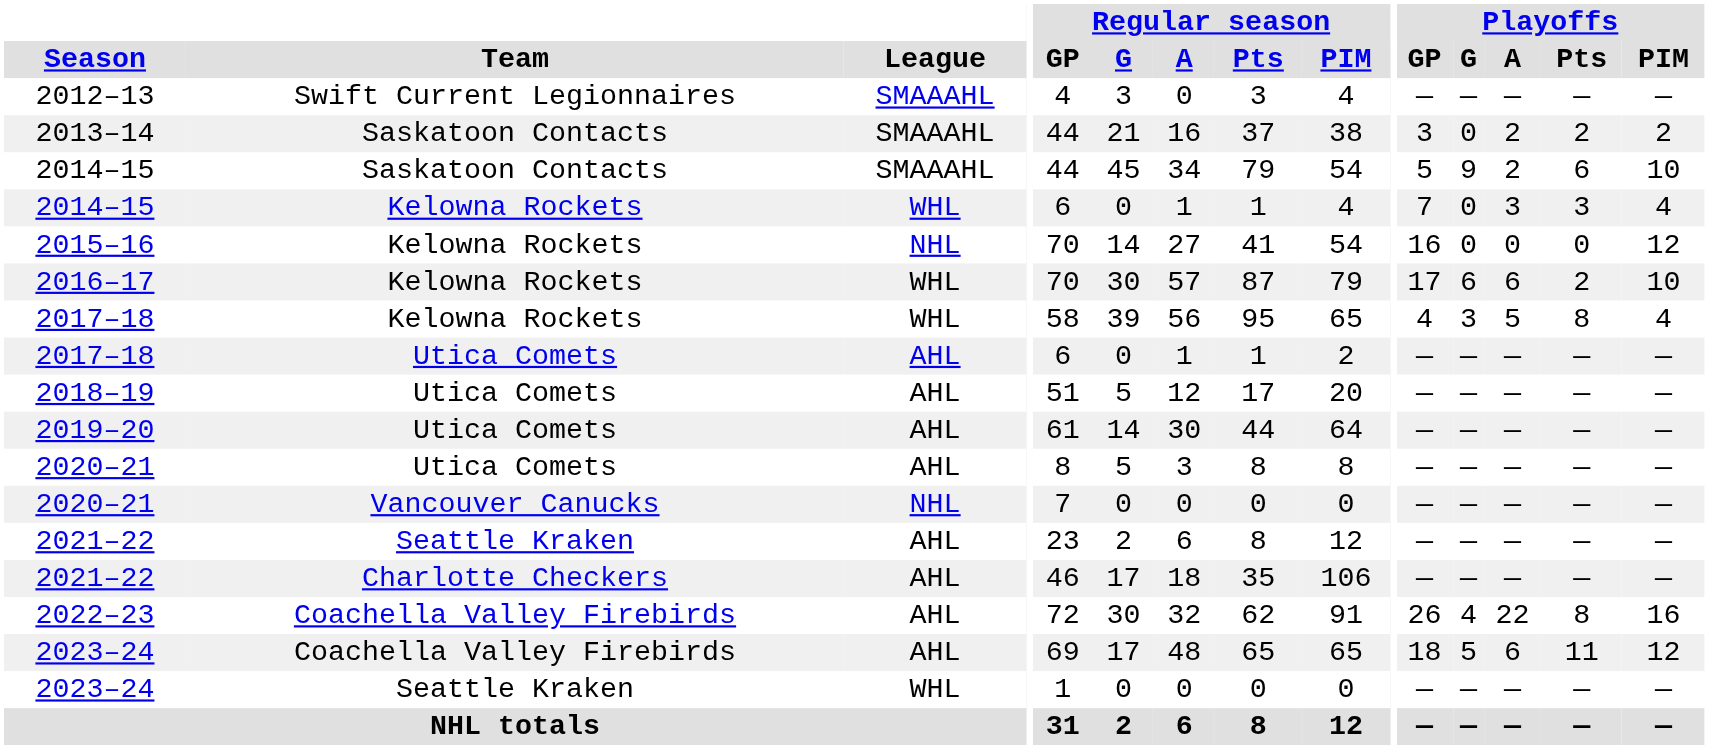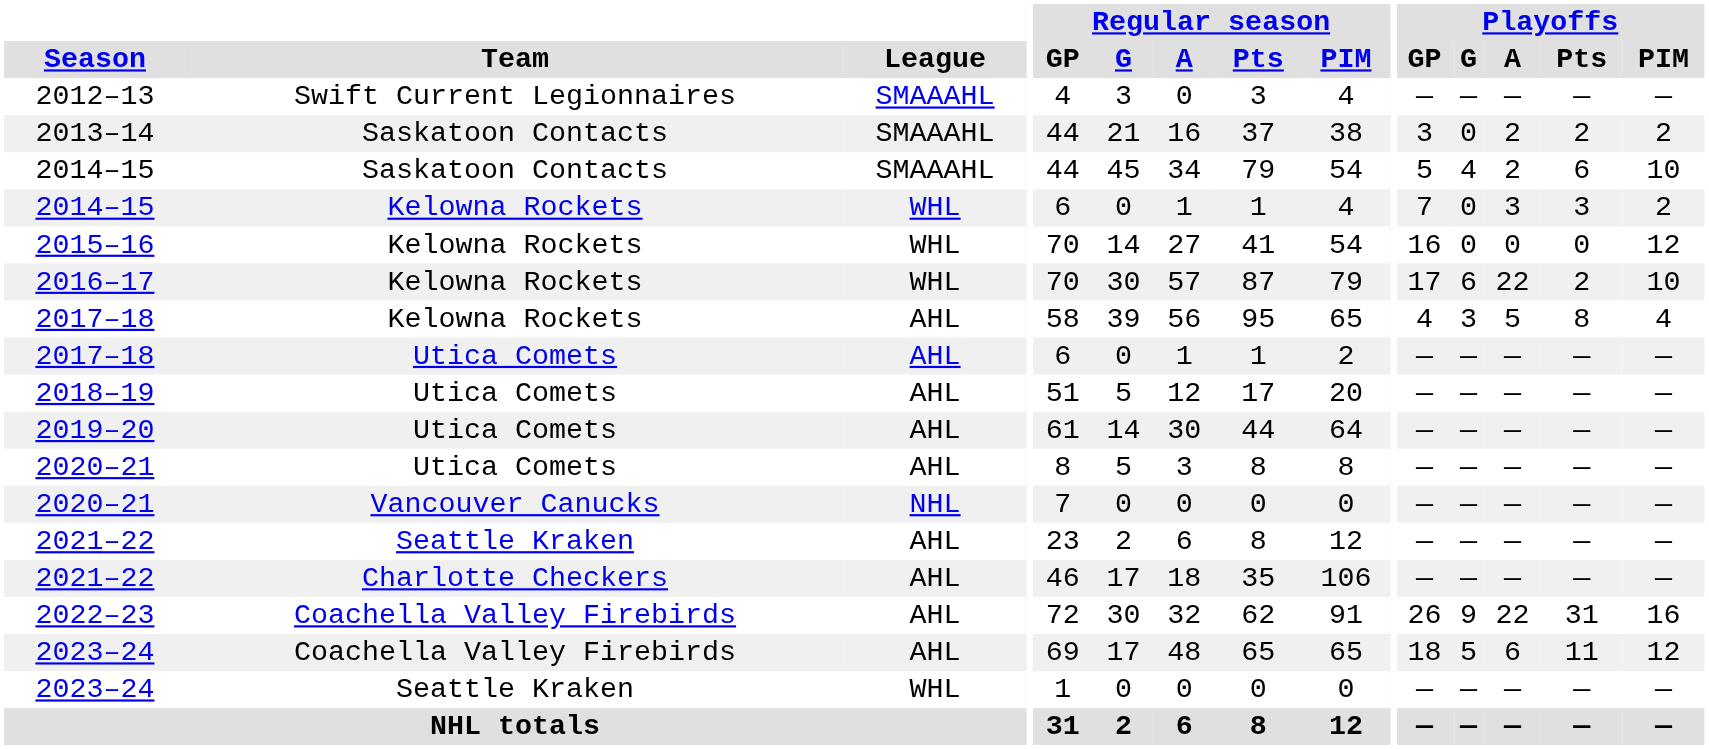(1469, 171) 9 -> (1469, 171) 4
(1663, 208) 4 -> (1663, 208) 2
(935, 245) NHL -> (935, 245) WHL
(1513, 282) 6 -> (1513, 282) 22
(935, 319) WHL -> (935, 319) AHL
(1469, 615) 4 -> (1469, 615) 9
(1582, 615) 8 -> (1582, 615) 31
